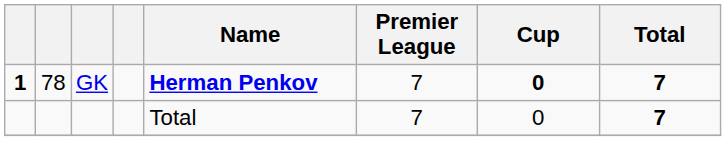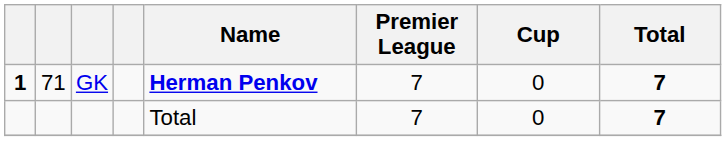(53, 82) 78 -> (53, 82) 71
(538, 82) bold -> (538, 82) normal
